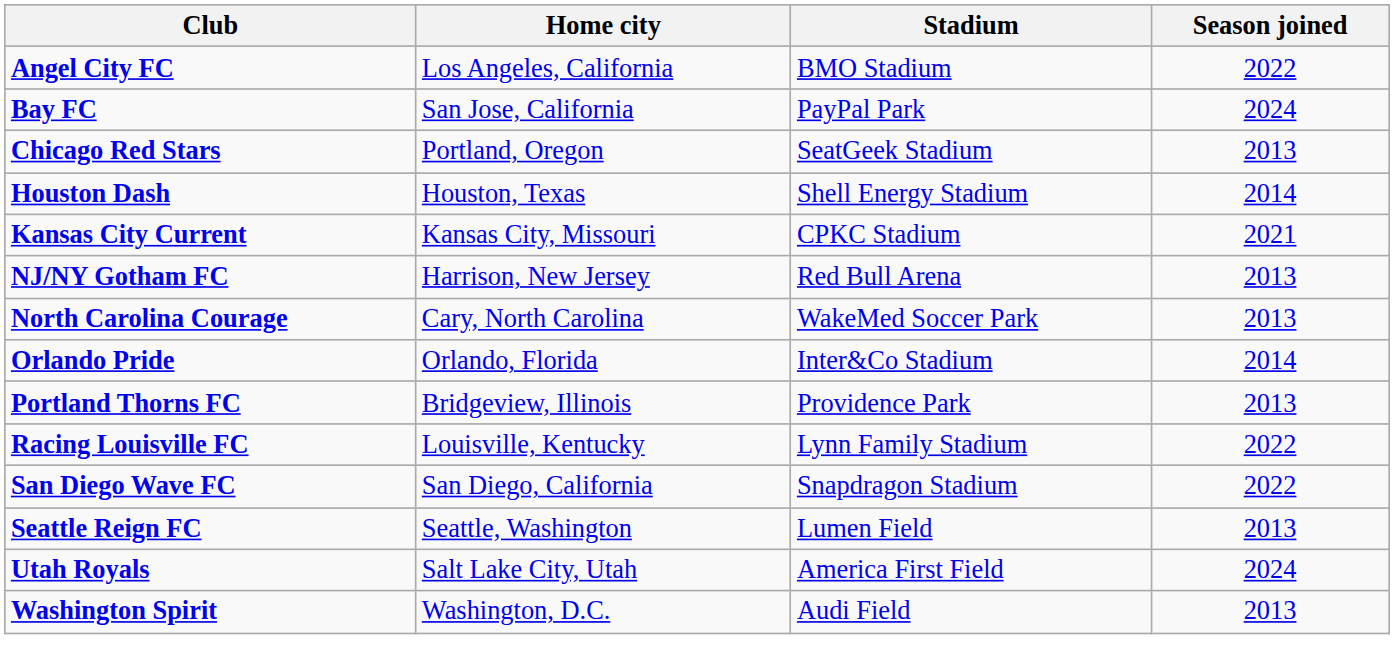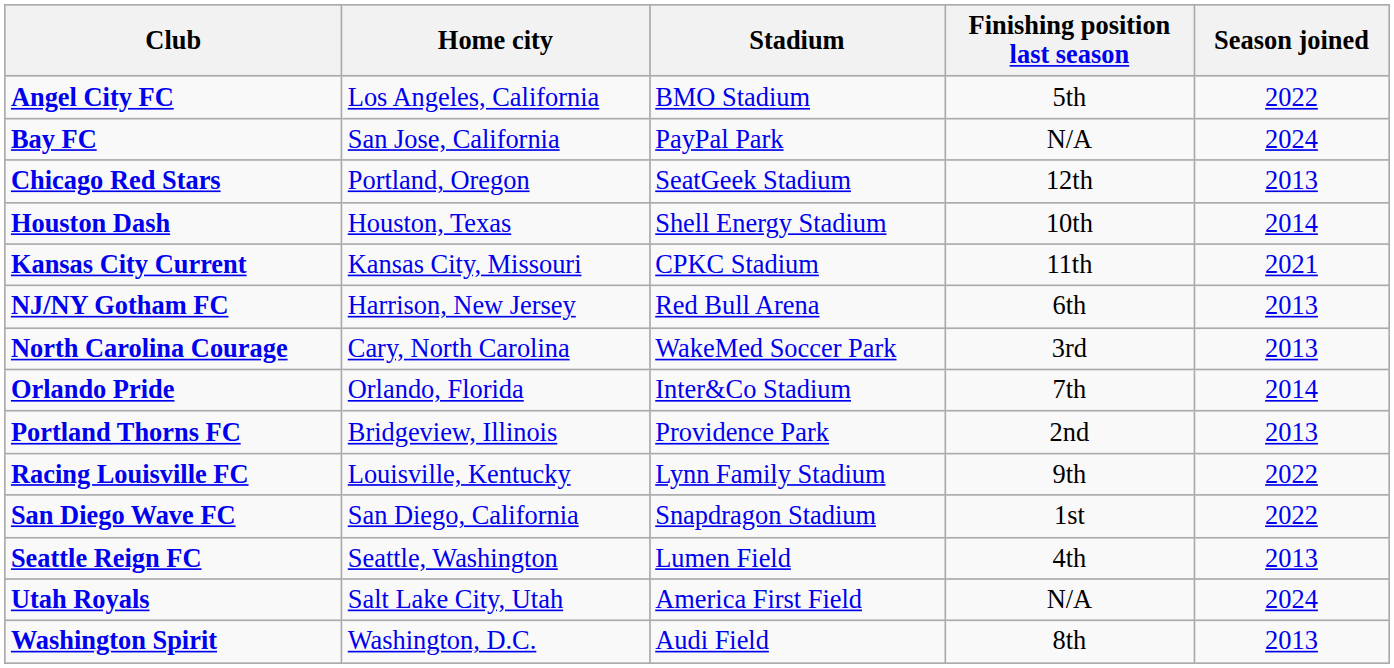+ column: (1069, 40)
